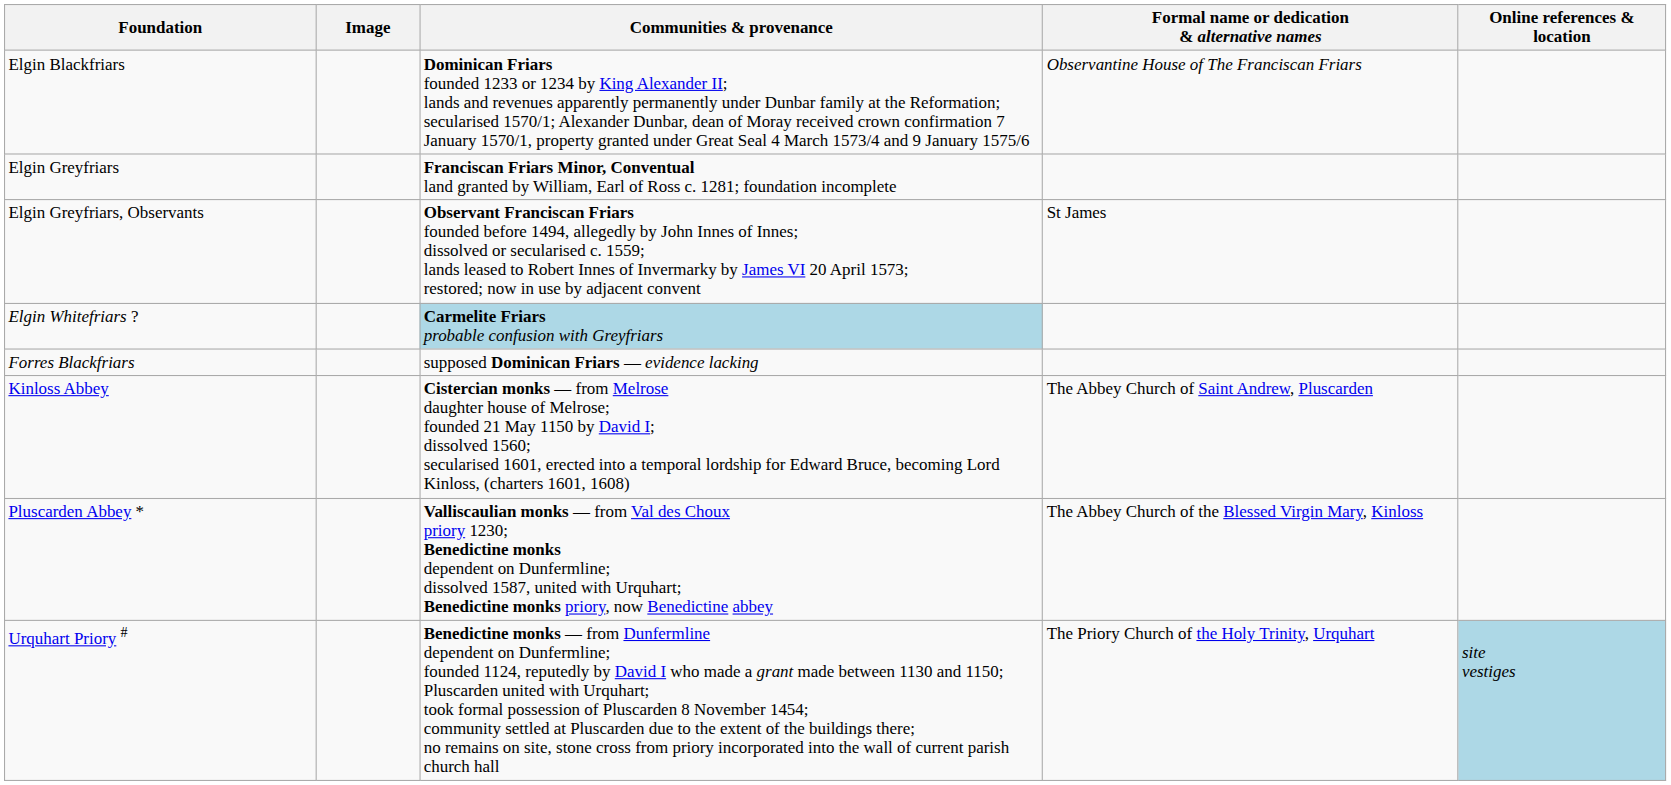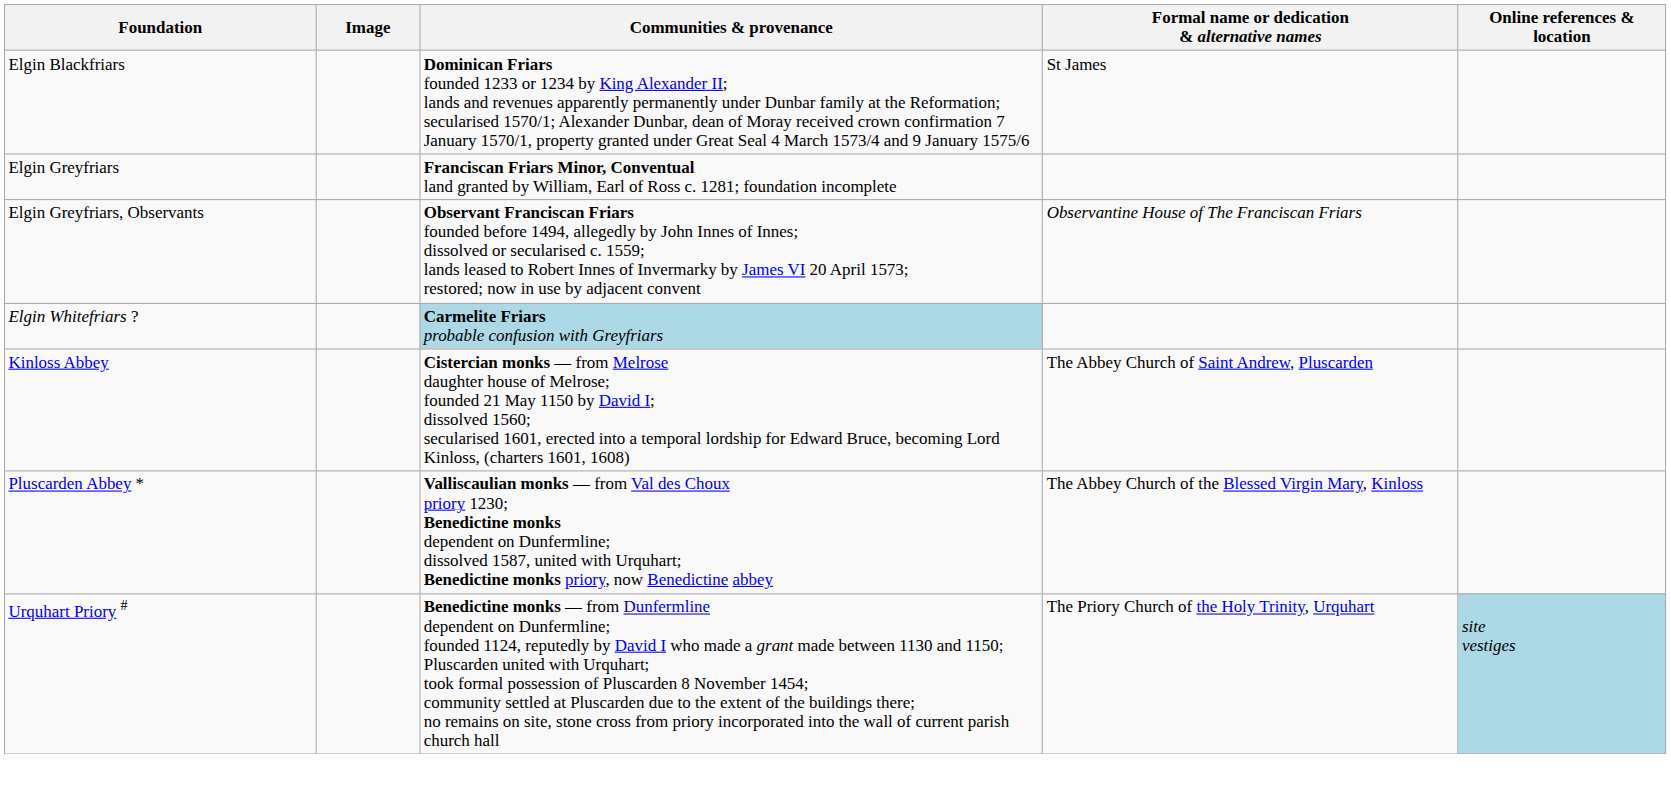(1204, 63) Observantine House of The Franciscan Friars -> (1077, 63) St James
(1077, 213) St James -> (1204, 213) Observantine House of The Franciscan Friars
- row: (71, 362)
